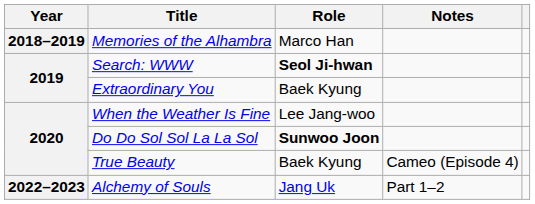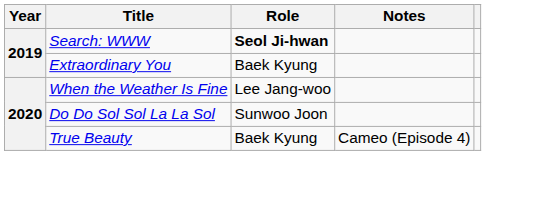- row: (182, 41)
(329, 138) bold -> (281, 114) normal
- row: (151, 187)
